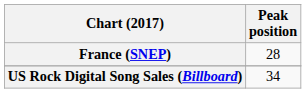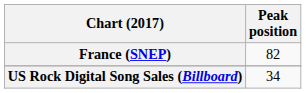(273, 54) 28 -> (273, 54) 82
